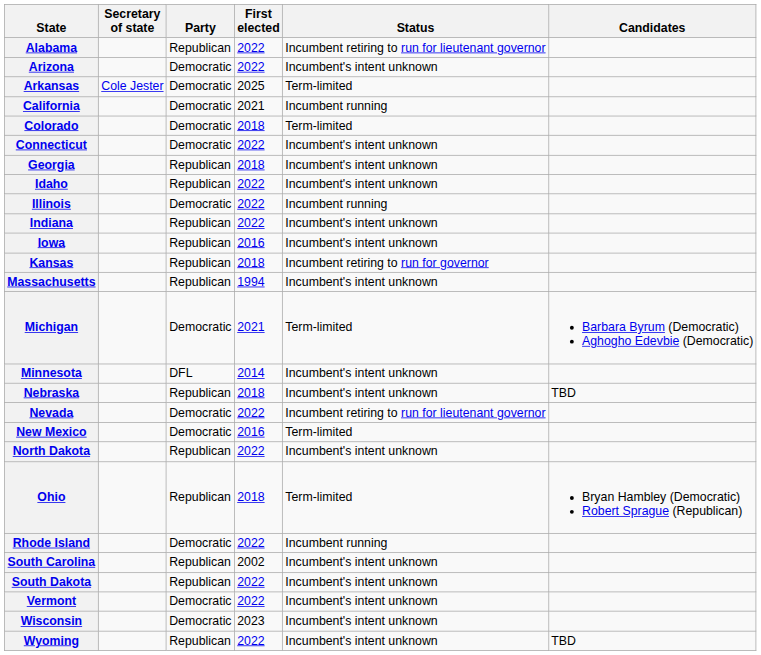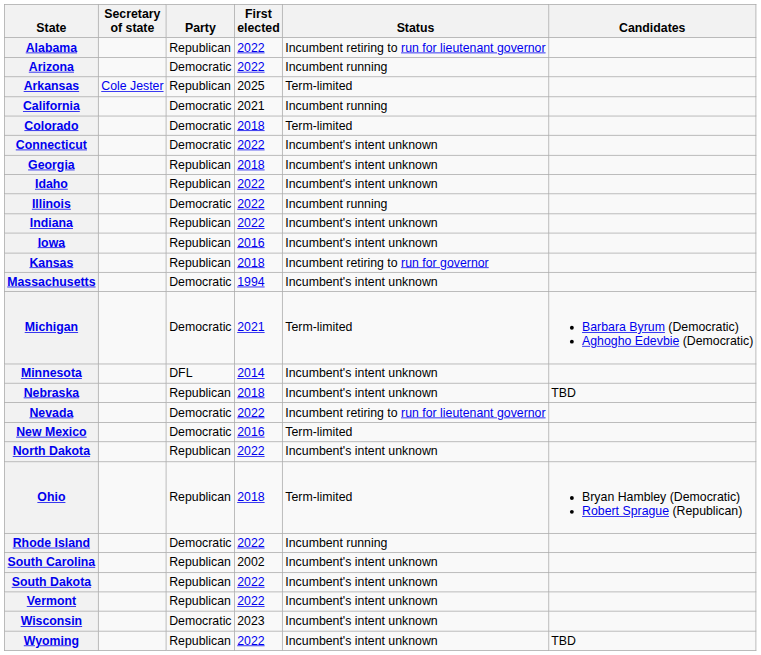(362, 67) Incumbent's intent unknown -> (336, 67) Incumbent running
(200, 86) Democratic -> (200, 86) Republican
(200, 282) Republican -> (200, 282) Democratic
(200, 601) Democratic -> (200, 601) Republican
